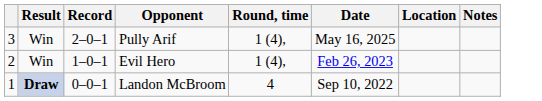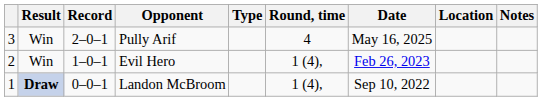+ column: (247, 15)
(270, 38) 1 (4), -> (307, 38) 4
(270, 84) 4 -> (307, 84) 1 (4),
